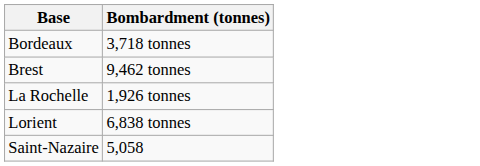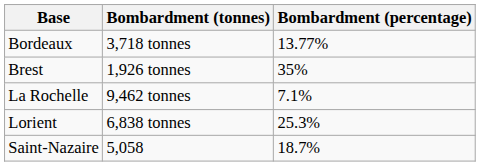+ column: (375, 17)
(149, 69) 9,462 tonnes -> (149, 69) 1,926 tonnes
(149, 95) 1,926 tonnes -> (149, 95) 9,462 tonnes
